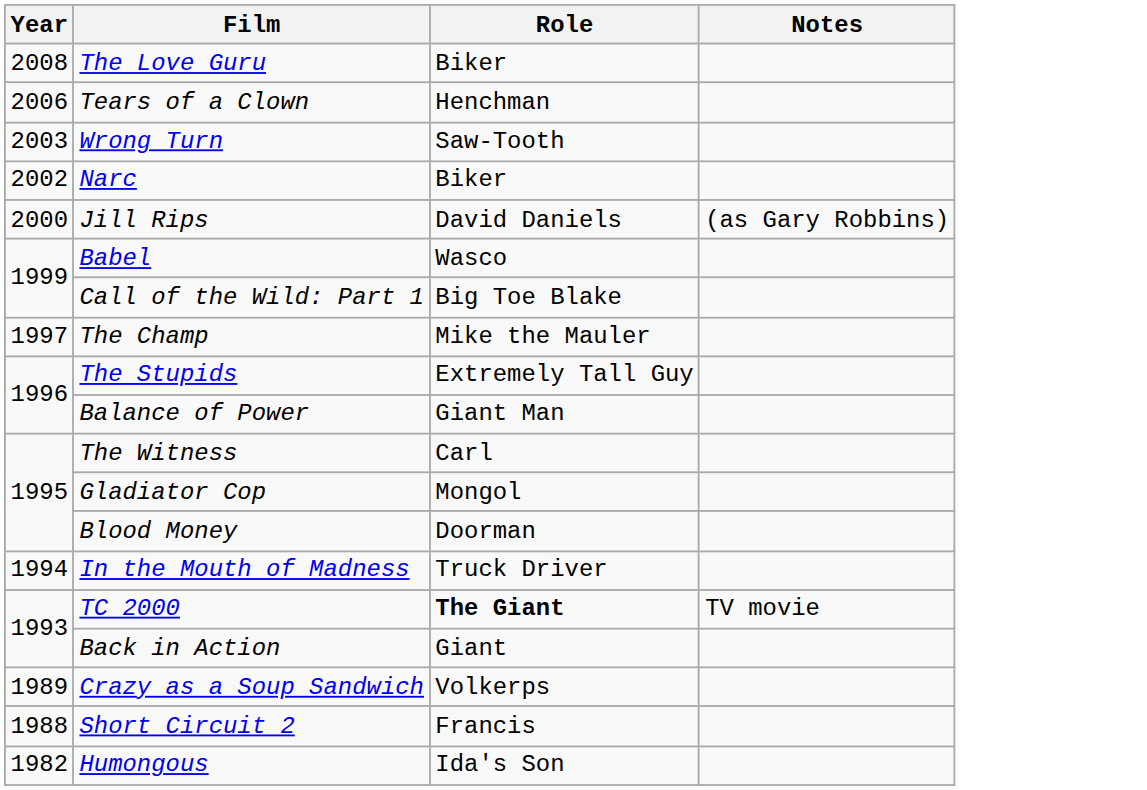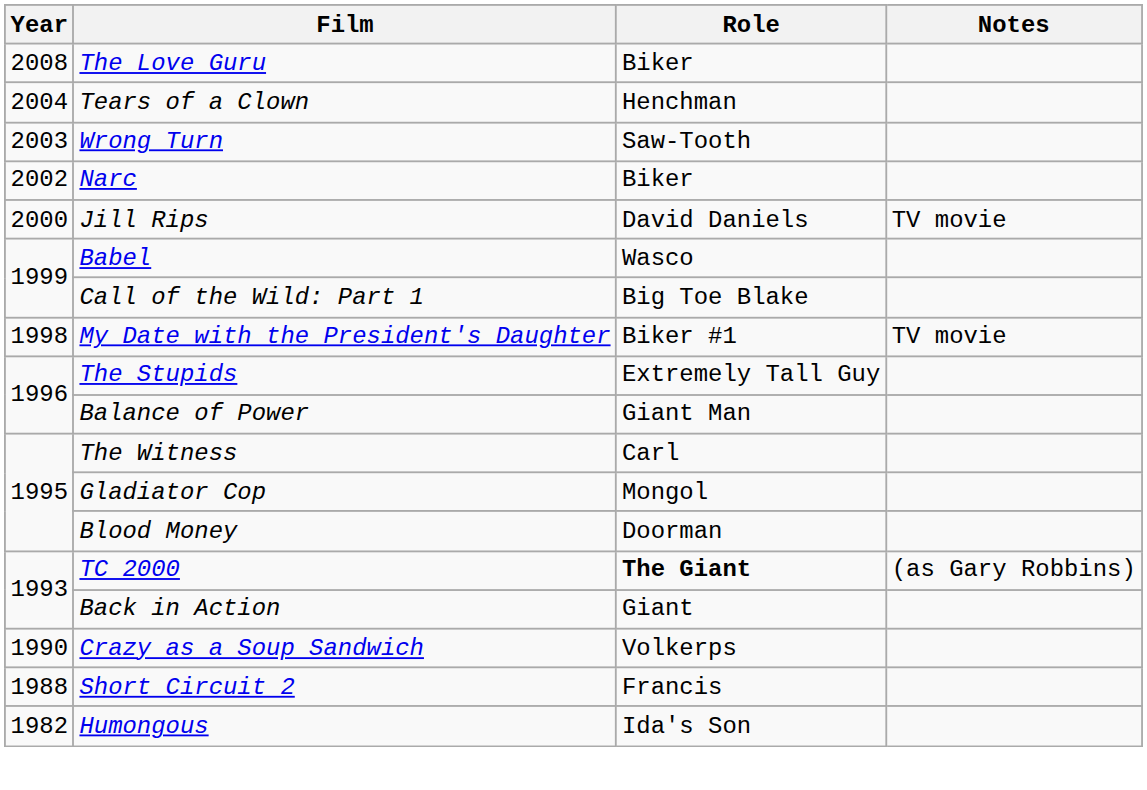(39, 102) 2006 -> (39, 102) 2004
(827, 219) (as Gary Robbins) -> (949, 219) TV movie
+ row: (345, 336)
- row: (144, 336)
- row: (245, 570)
(763, 609) TV movie -> (1014, 570) (as Gary Robbins)
(39, 687) 1989 -> (39, 648) 1990
